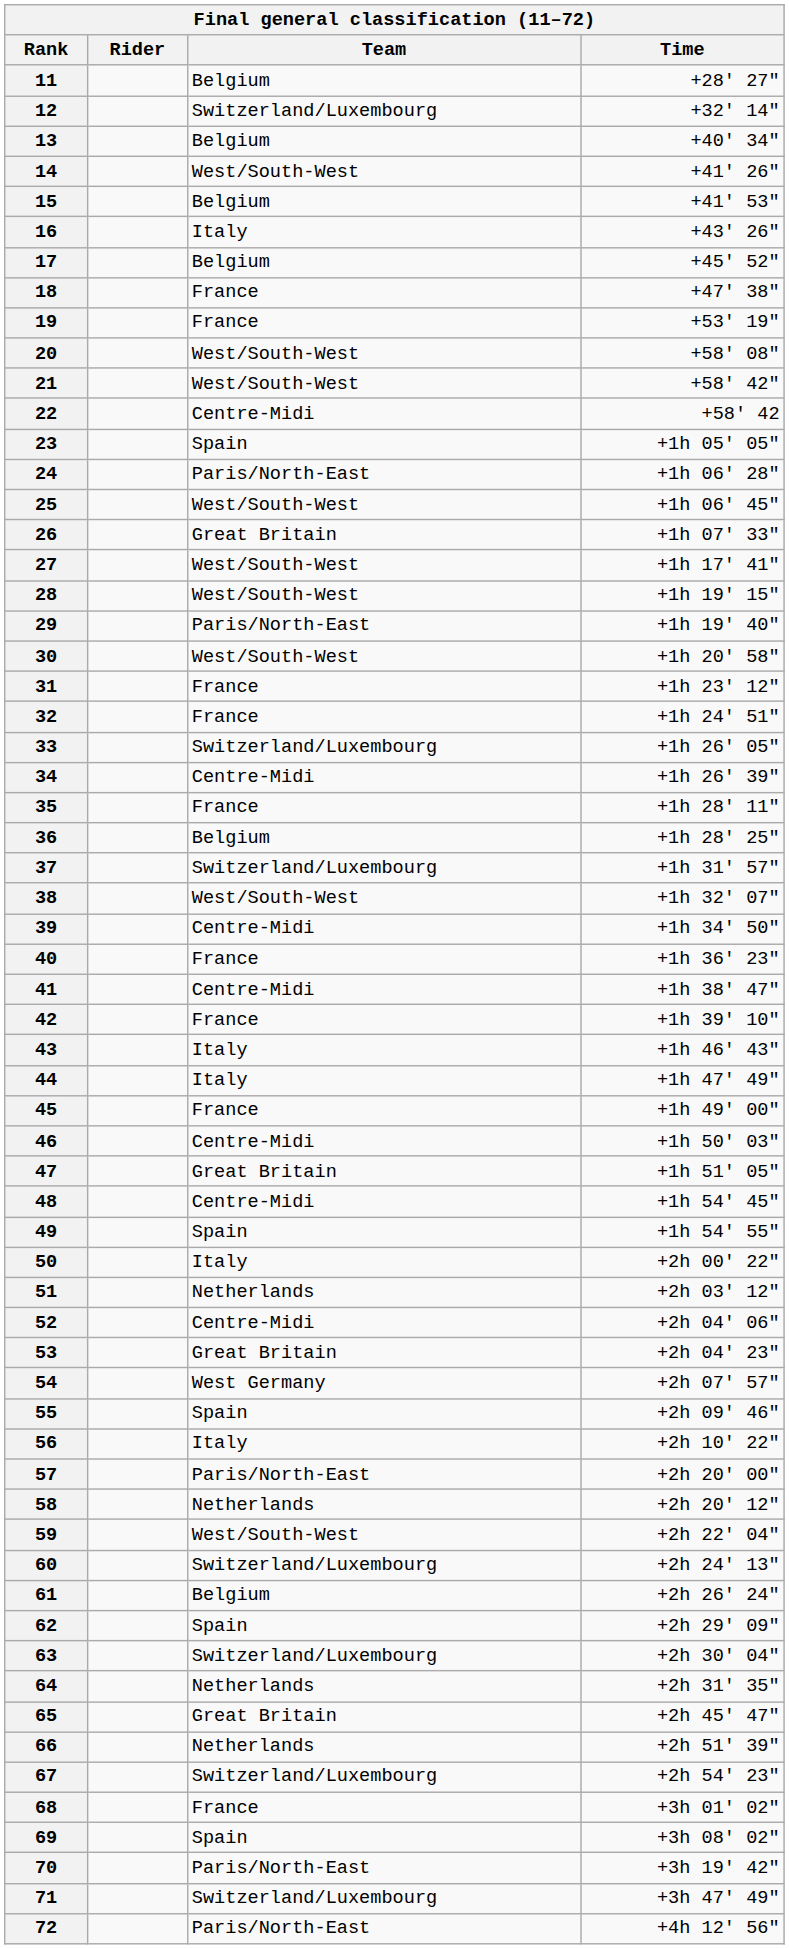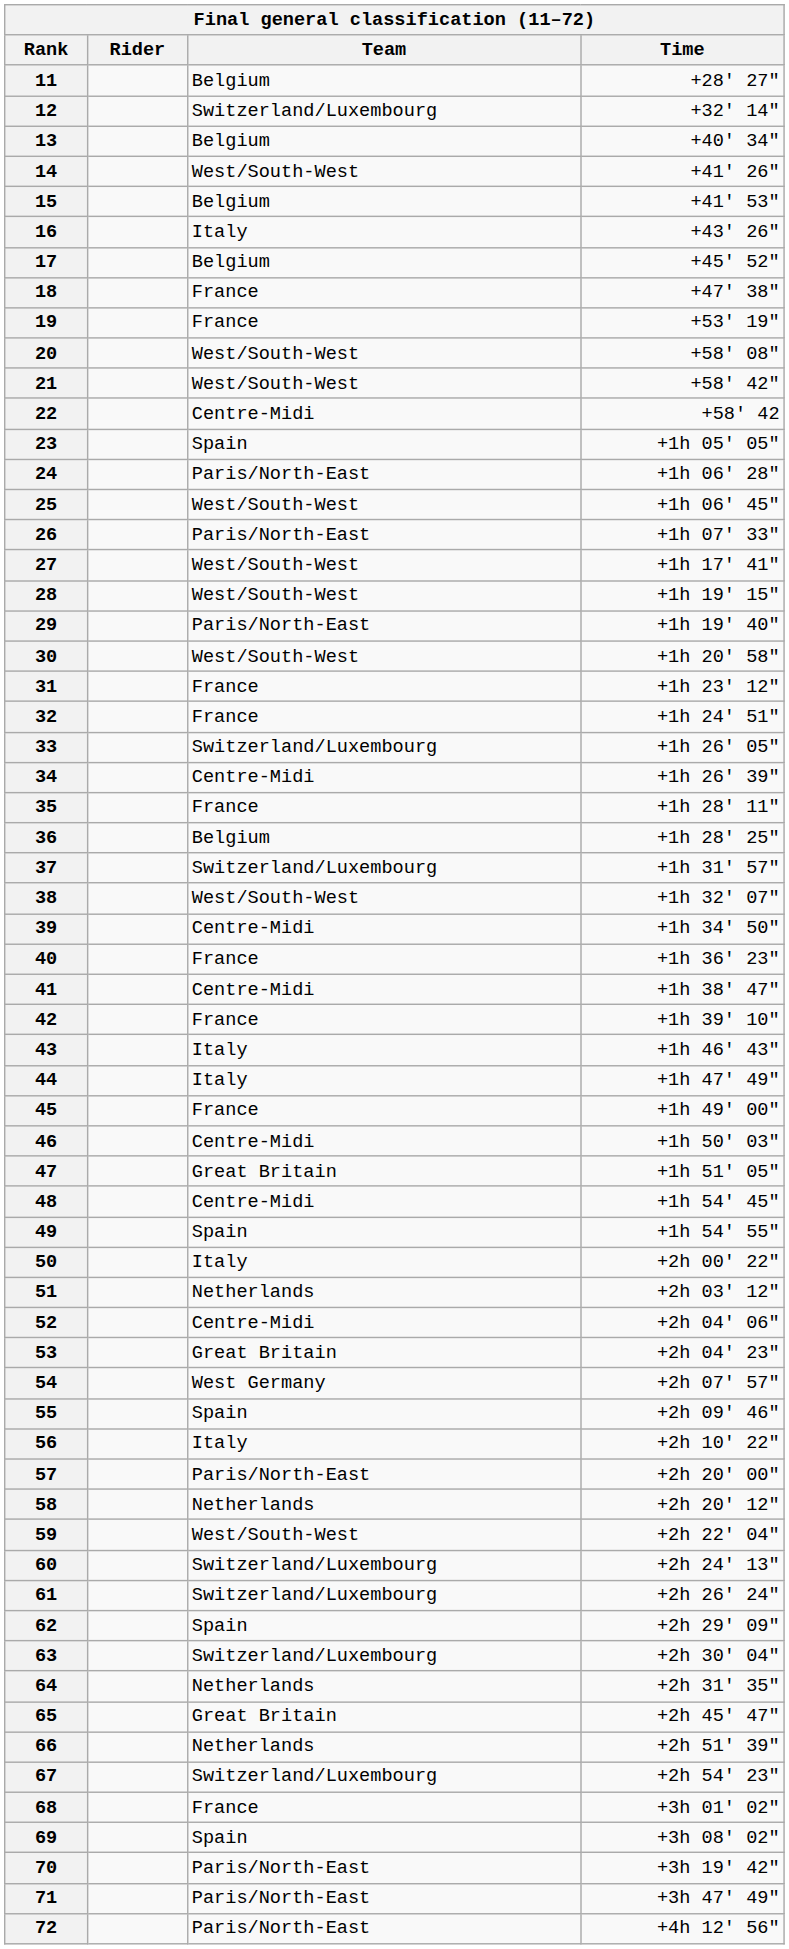(264, 535) Great Britain -> (281, 535) Paris/North-East
(231, 1595) Belgium -> (314, 1595) Switzerland/Luxembourg
(314, 1898) Switzerland/Luxembourg -> (281, 1898) Paris/North-East
